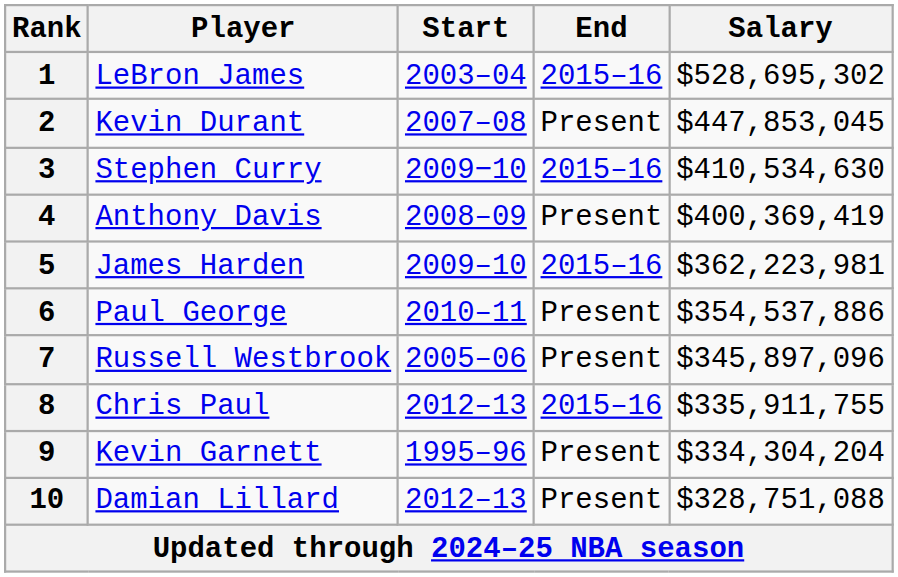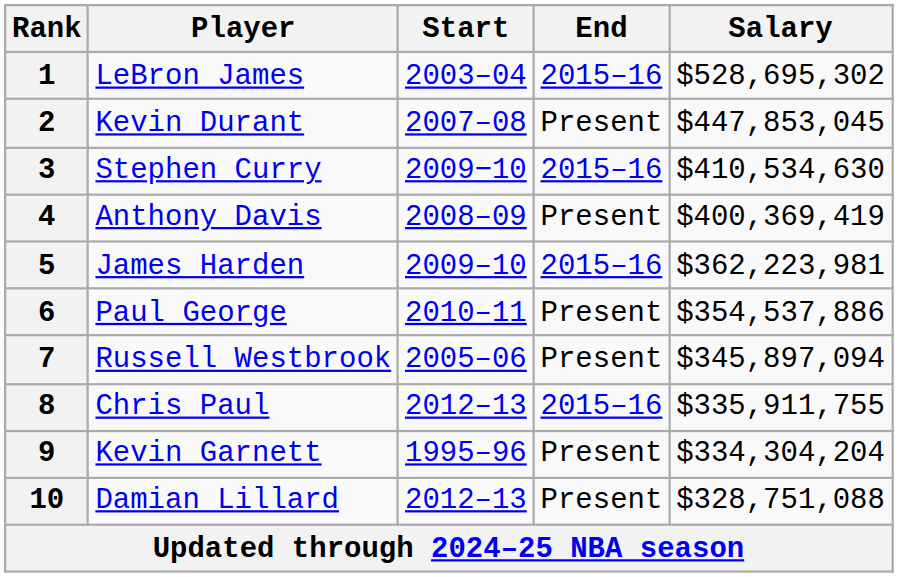(781, 359) $345,897,096 -> (781, 359) $345,897,094
